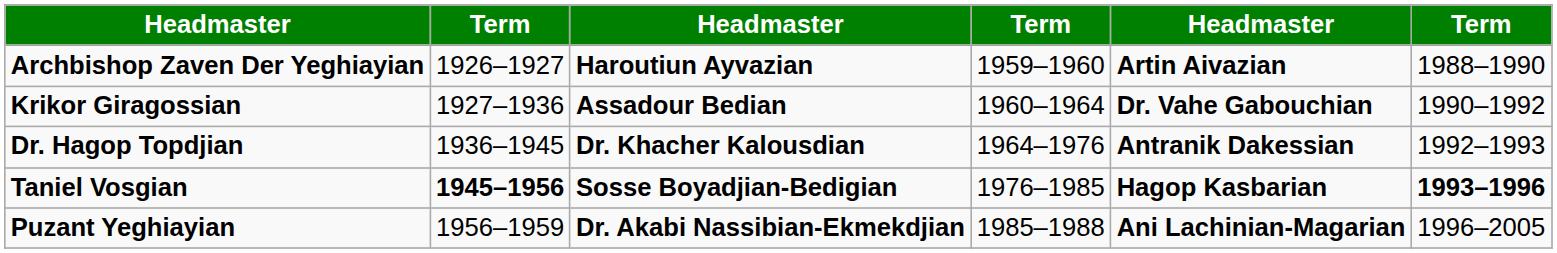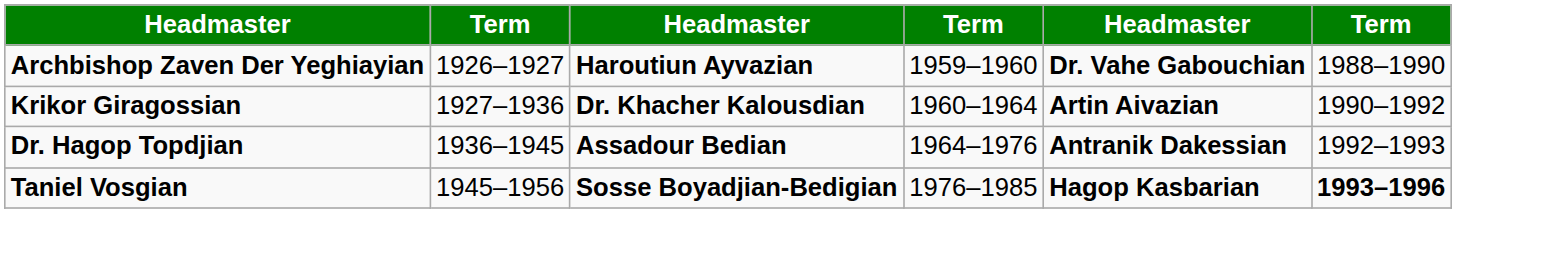(1202, 65) Artin Aivazian -> (1177, 65) Dr. Vahe Gabouchian
(681, 106) Assadour Bedian -> (720, 106) Dr. Khacher Kalousdian
(1245, 106) Dr. Vahe Gabouchian -> (1134, 106) Artin Aivazian
(720, 146) Dr. Khacher Kalousdian -> (681, 146) Assadour Bedian
(500, 187) bold -> (500, 187) normal
- row: (123, 227)
